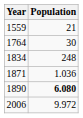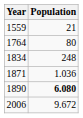(71, 43) 30 -> (71, 43) 80
(65, 105) 9.972 -> (65, 105) 9.672
